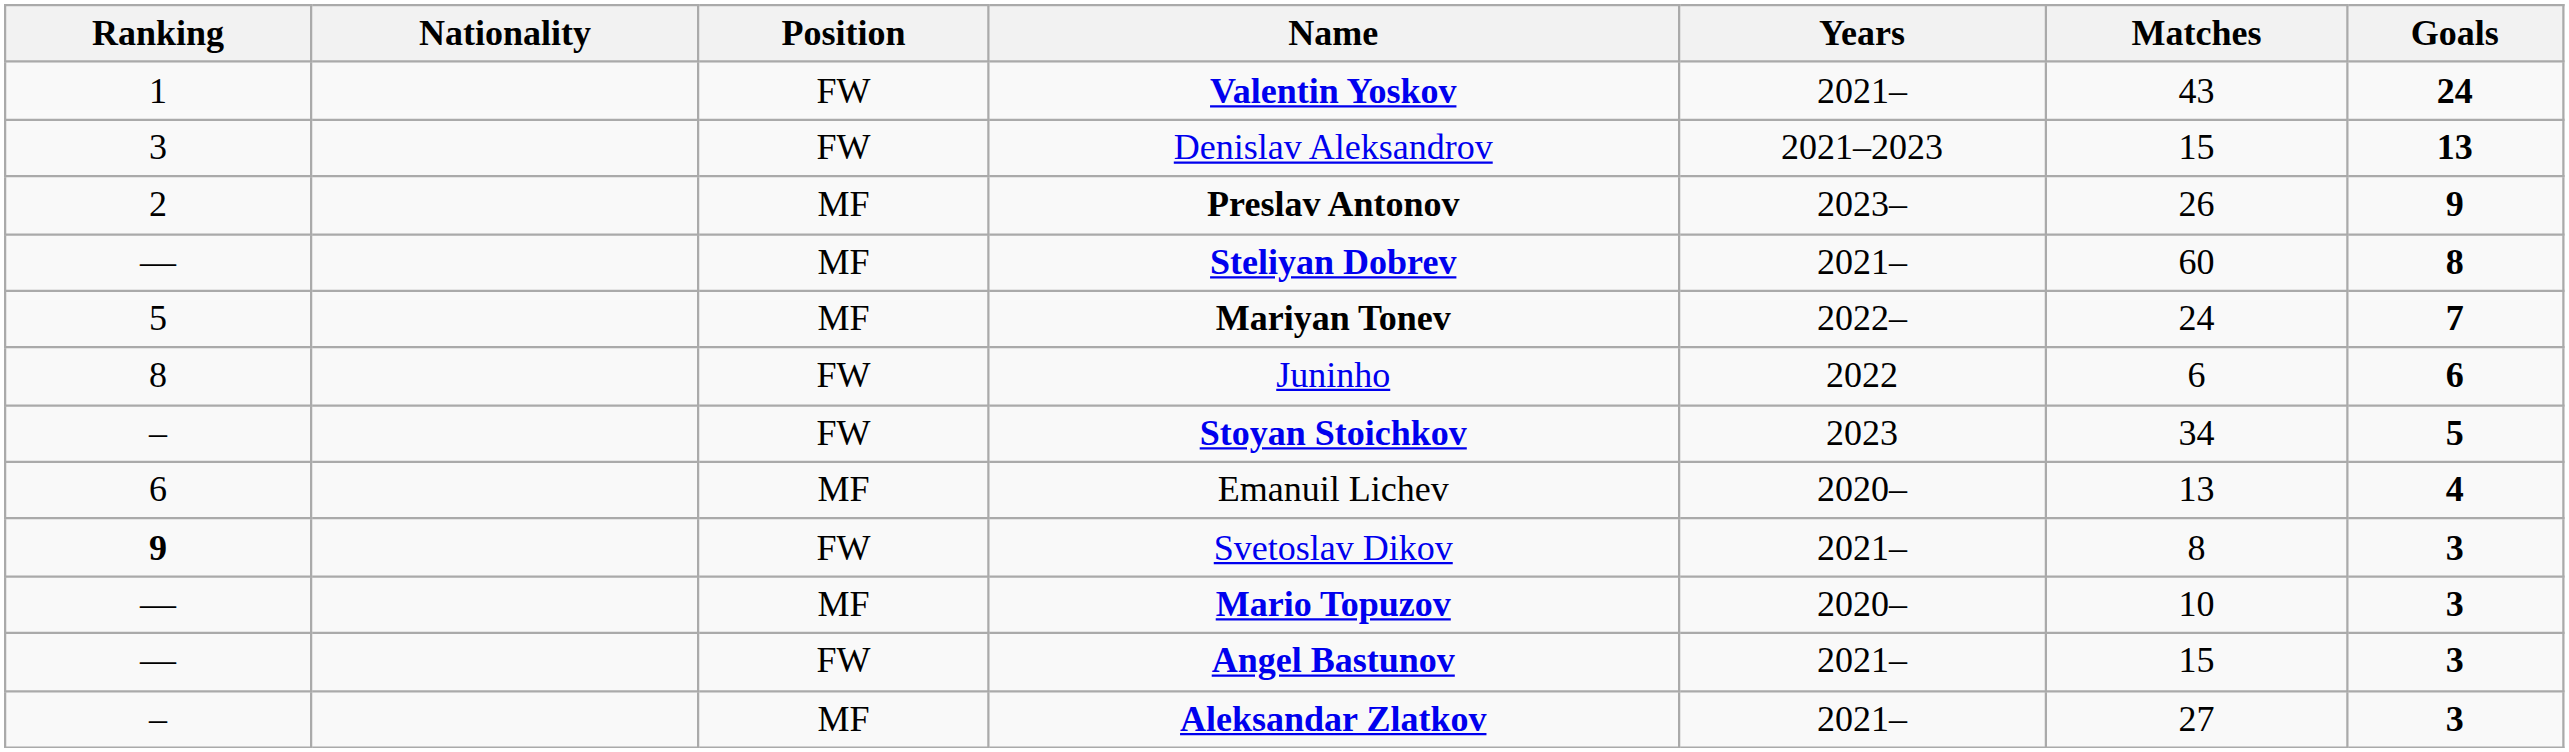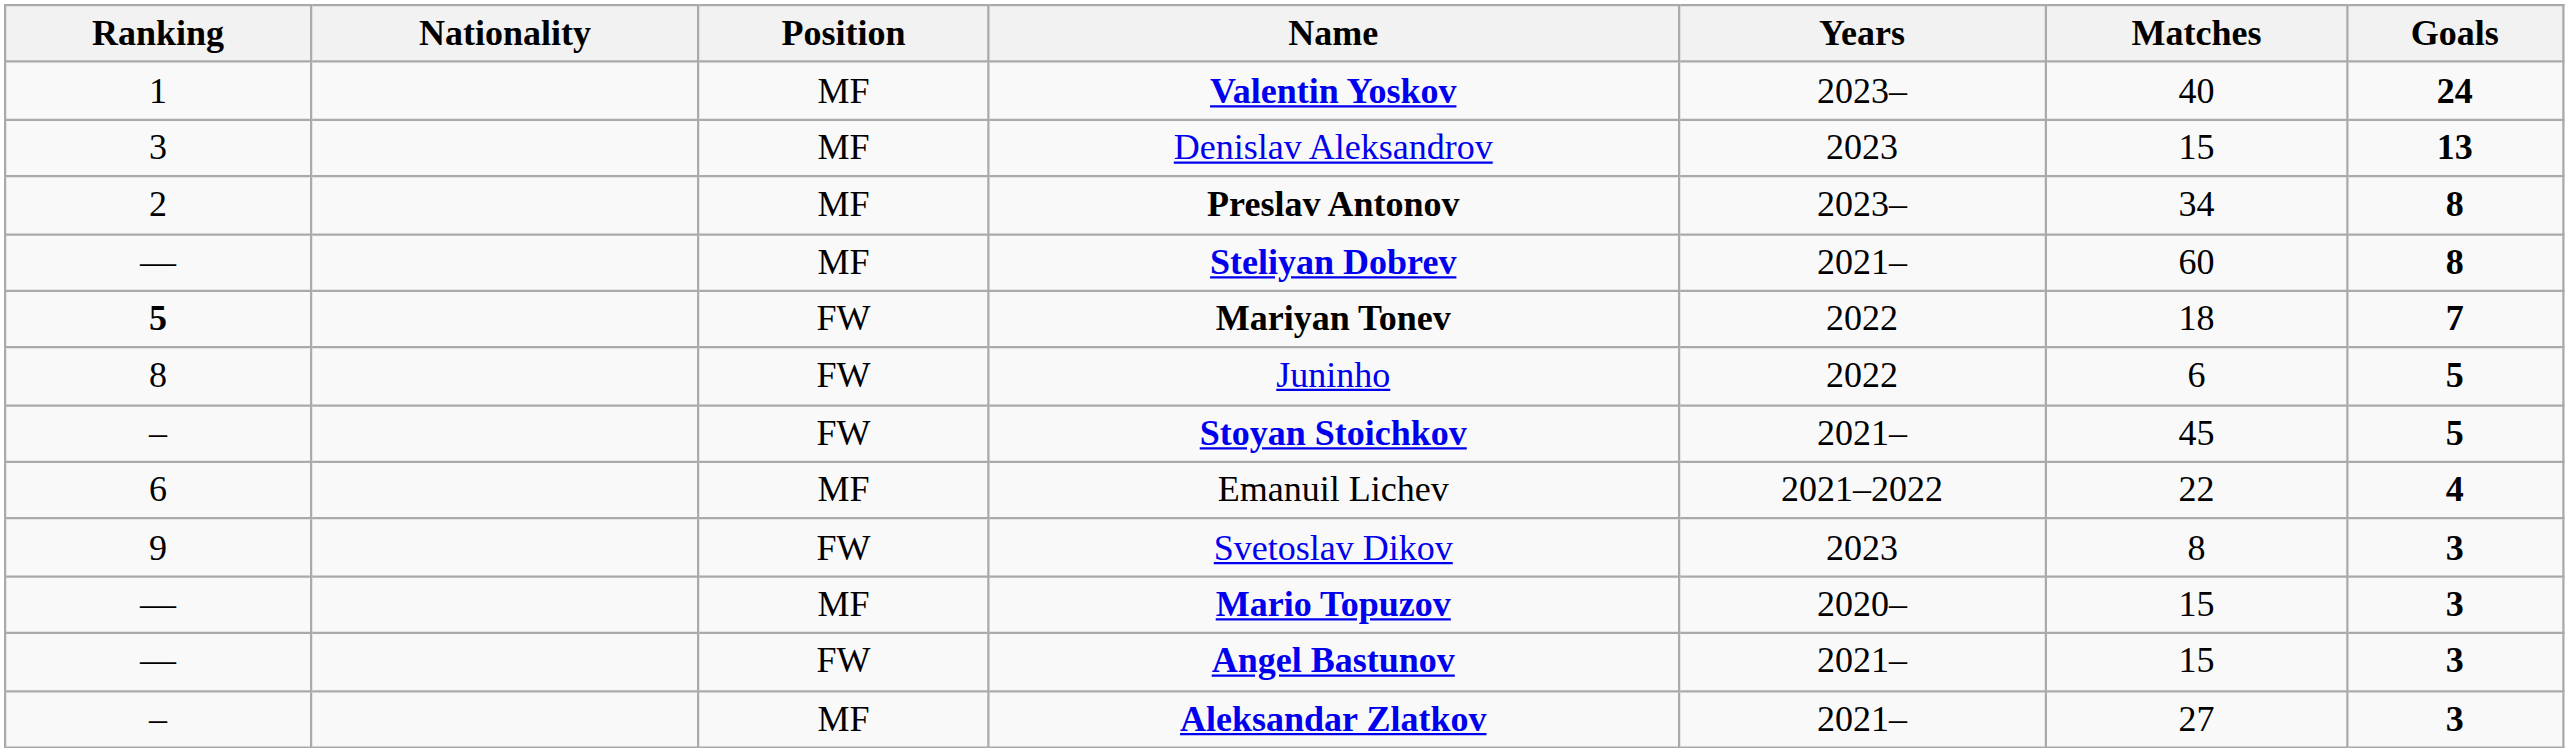(844, 90) FW -> (844, 90) MF
(1862, 90) 2021– -> (1862, 90) 2023–
(2196, 90) 43 -> (2196, 90) 40
(844, 147) FW -> (844, 147) MF
(1862, 147) 2021–2023 -> (1862, 147) 2023
(2196, 204) 26 -> (2196, 204) 34
(2455, 204) 9 -> (2455, 204) 8
(158, 318) normal -> (158, 318) bold
(844, 318) MF -> (844, 318) FW
(1862, 318) 2022– -> (1862, 318) 2022
(2196, 318) 24 -> (2196, 318) 18
(2455, 375) 6 -> (2455, 375) 5
(1862, 432) 2023 -> (1862, 432) 2021–
(2196, 432) 34 -> (2196, 432) 45
(1862, 489) 2020– -> (1862, 489) 2021–2022
(2196, 489) 13 -> (2196, 489) 22
(158, 546) bold -> (158, 546) normal
(1862, 546) 2021– -> (1862, 546) 2023
(2196, 603) 10 -> (2196, 603) 15
